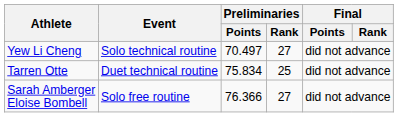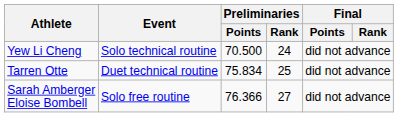(244, 52) 70.497 -> (244, 52) 70.500
(284, 52) 27 -> (284, 52) 24
